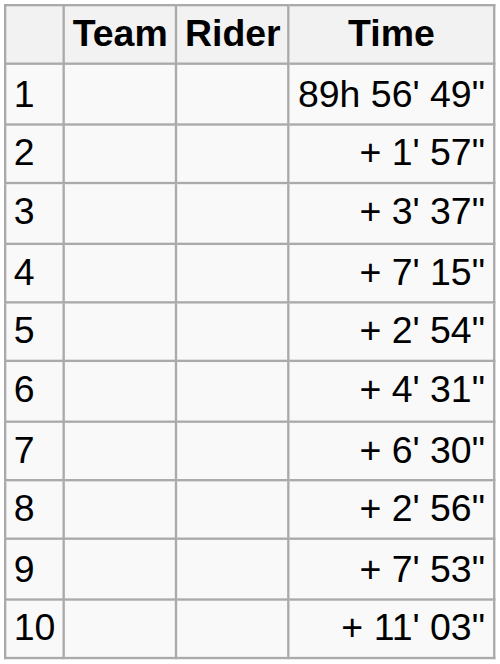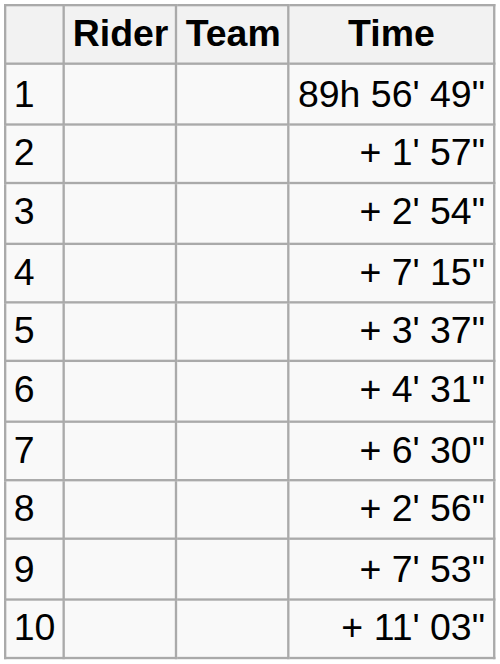columns swapped: (233, 34) <-> (120, 34)
(422, 212) + 3' 37" -> (422, 212) + 2' 54"
(422, 331) + 2' 54" -> (422, 331) + 3' 37"
